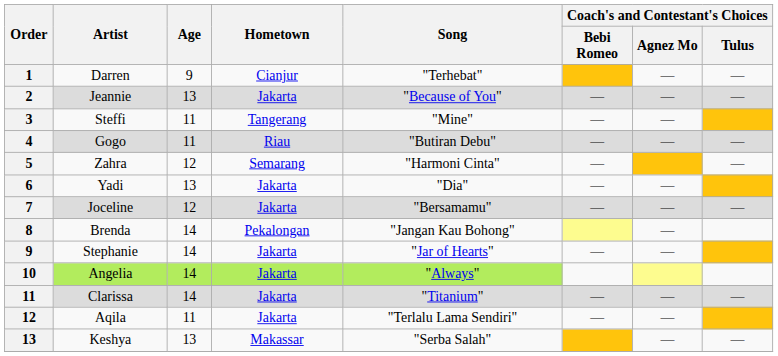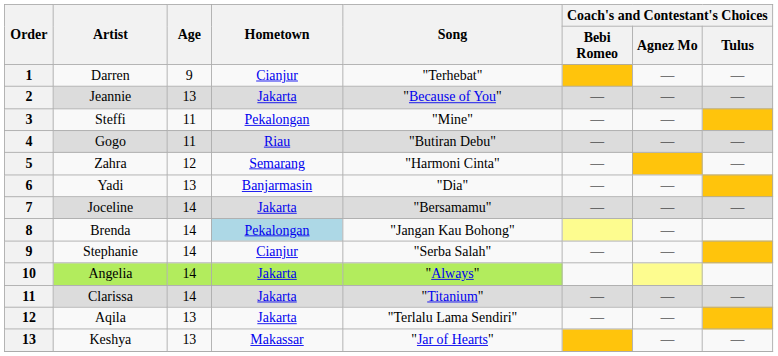(277, 119) Tangerang -> (277, 119) Pekalongan
(277, 185) Jakarta -> (277, 185) Banjarmasin
(189, 207) 12 -> (189, 207) 14
(277, 229) no background -> (277, 229) lightblue background
(277, 251) Jakarta -> (277, 251) Cianjur
(452, 251) "Jar of Hearts" -> (452, 251) "Serba Salah"
(189, 318) 11 -> (189, 318) 13
(452, 340) "Serba Salah" -> (452, 340) "Jar of Hearts"
